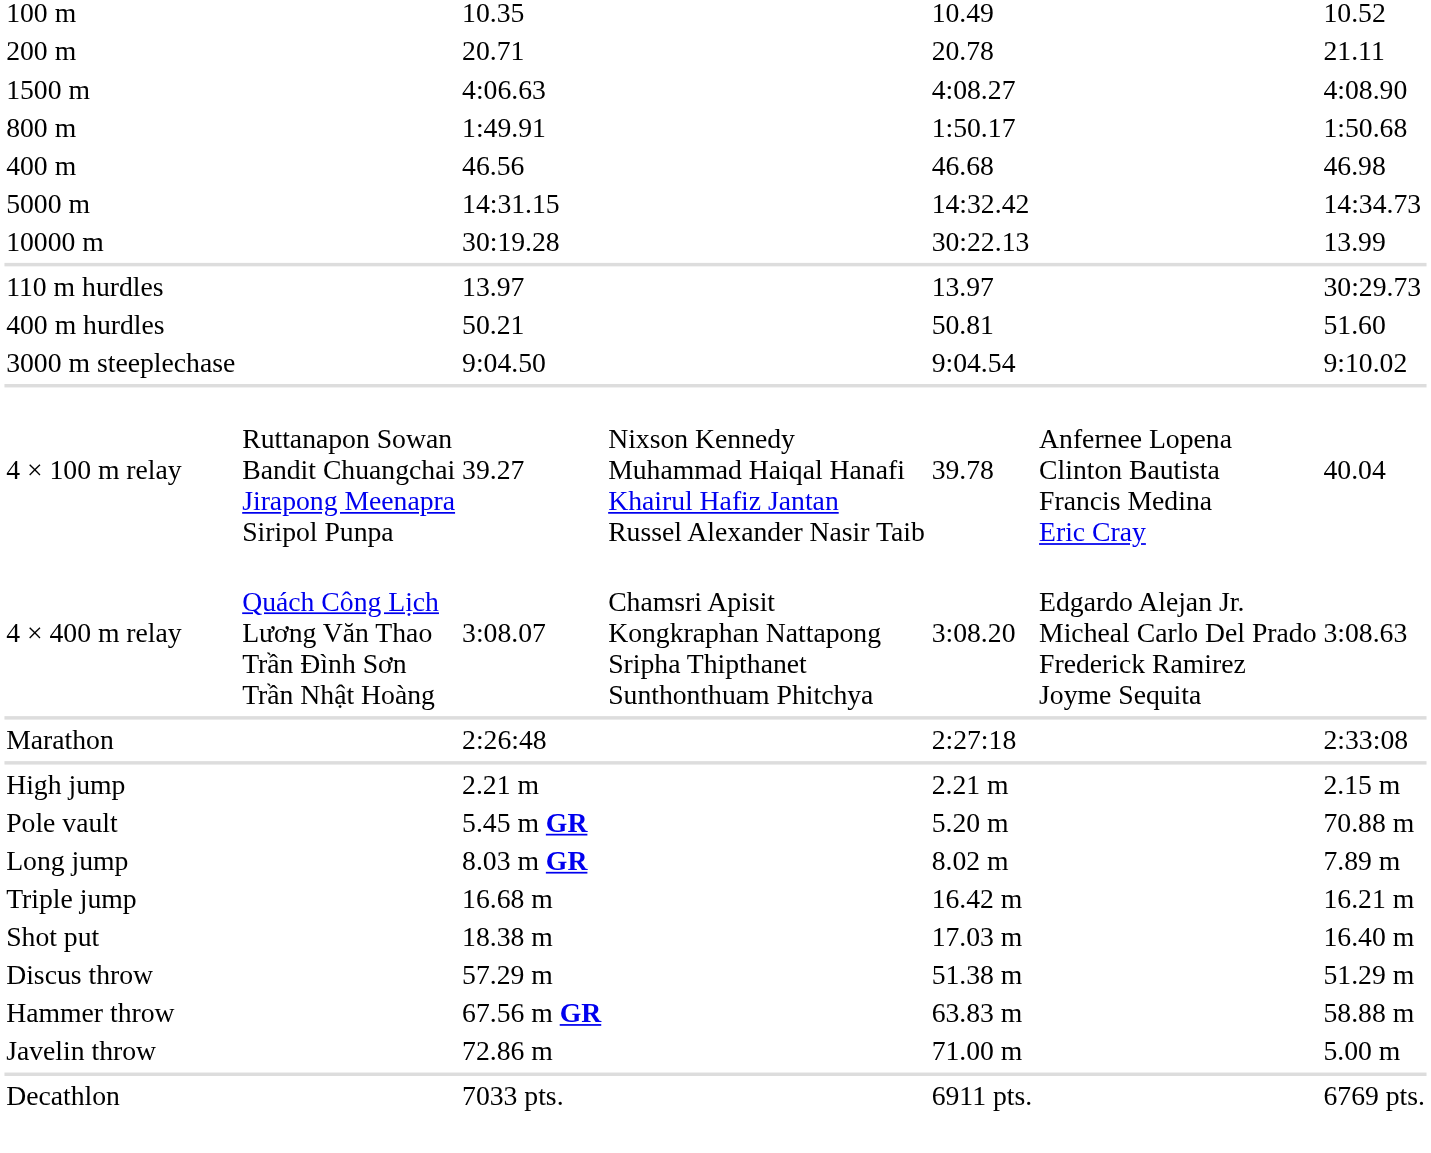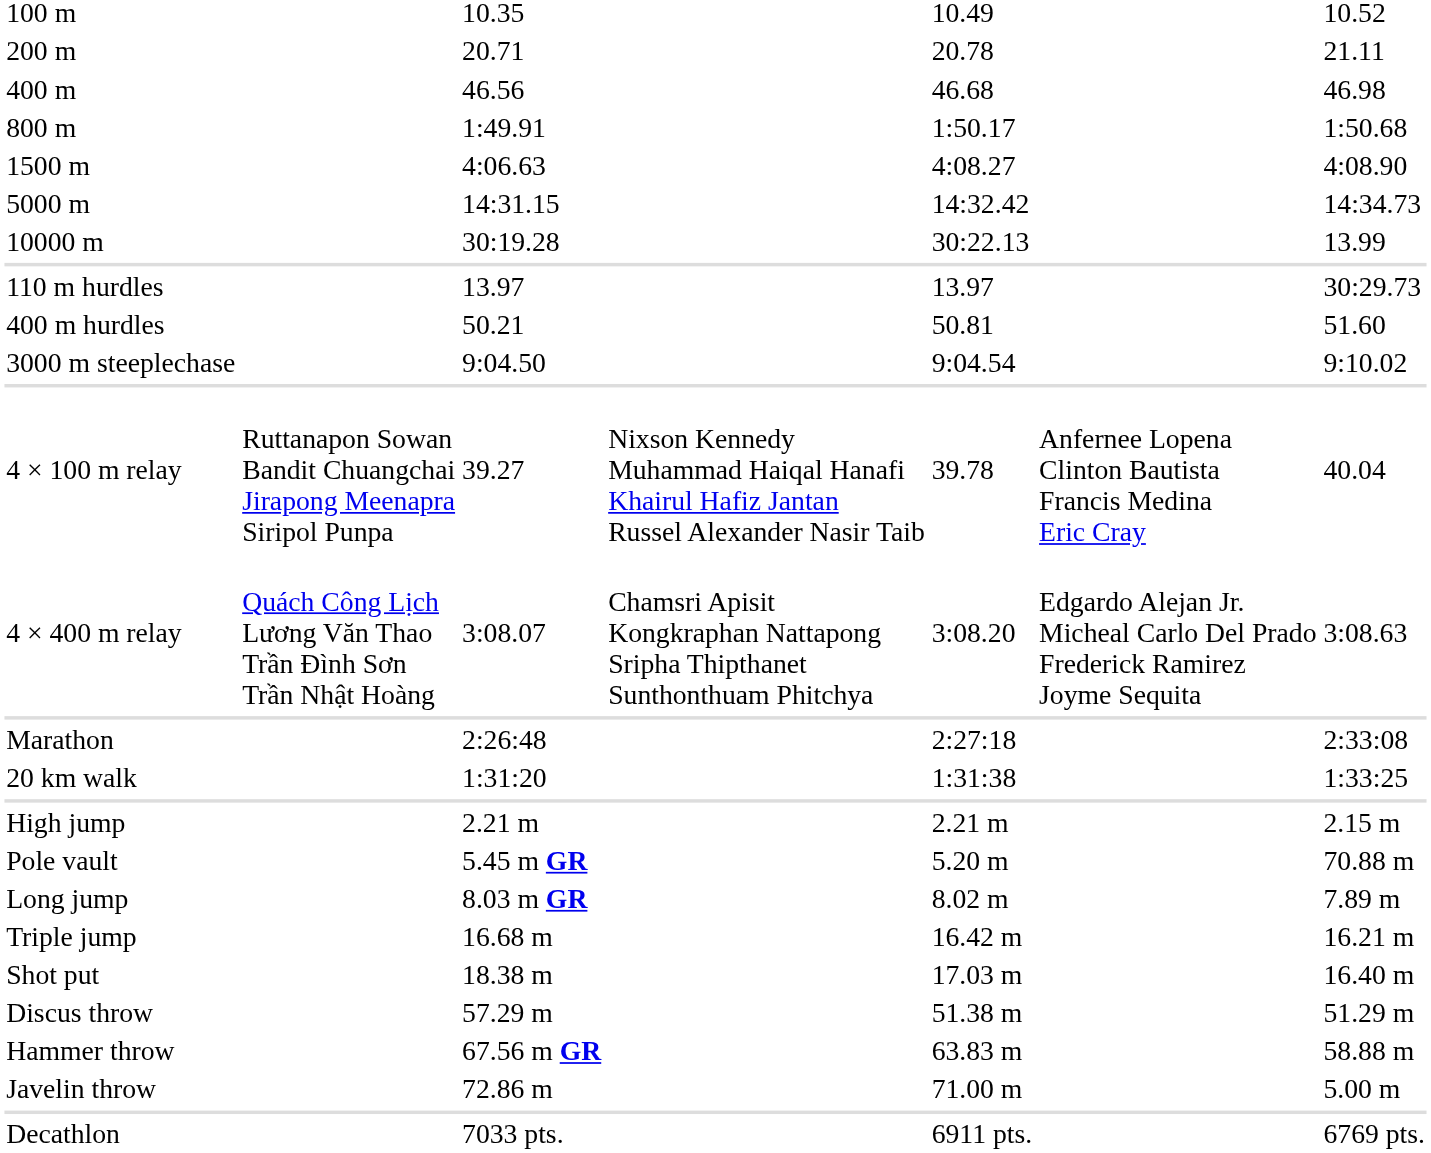rows swapped: (41, 165) <-> (48, 89)
+ row: (72, 778)
